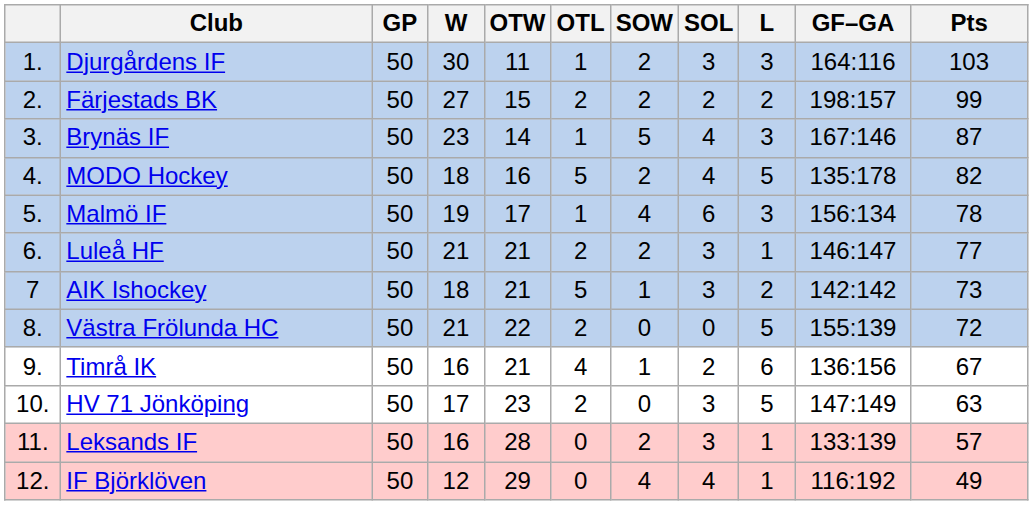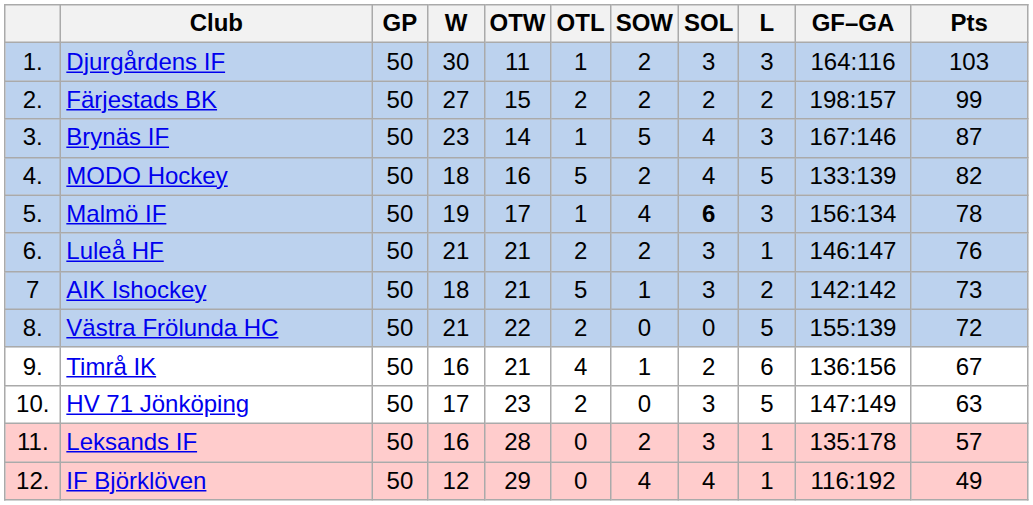(853, 175) 135:178 -> (853, 175) 133:139
(709, 213) normal -> (709, 213) bold
(969, 251) 77 -> (969, 251) 76
(853, 442) 133:139 -> (853, 442) 135:178
